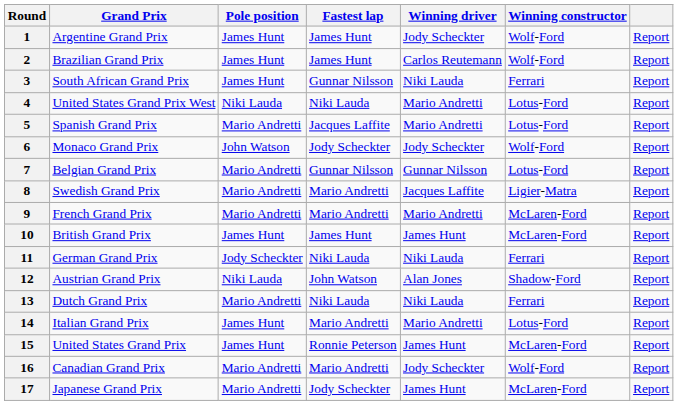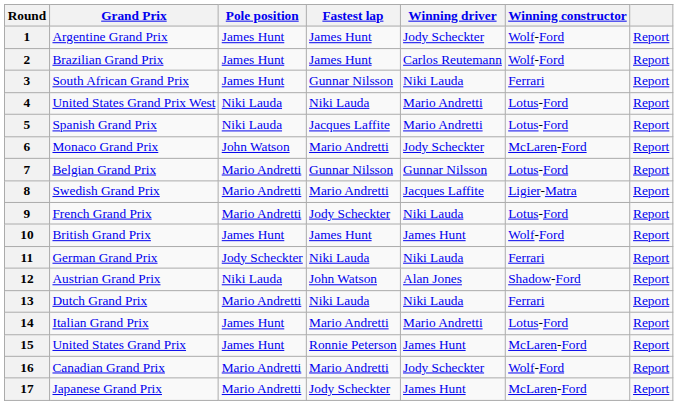(262, 125) Mario Andretti -> (252, 125) Niki Lauda
(350, 147) Jody Scheckter -> (349, 147) Mario Andretti
(536, 147) Wolf-Ford -> (547, 147) McLaren-Ford
(349, 212) Mario Andretti -> (350, 212) Jody Scheckter
(443, 212) Mario Andretti -> (433, 212) Niki Lauda
(547, 212) McLaren-Ford -> (538, 212) Lotus-Ford
(547, 234) McLaren-Ford -> (536, 234) Wolf-Ford
